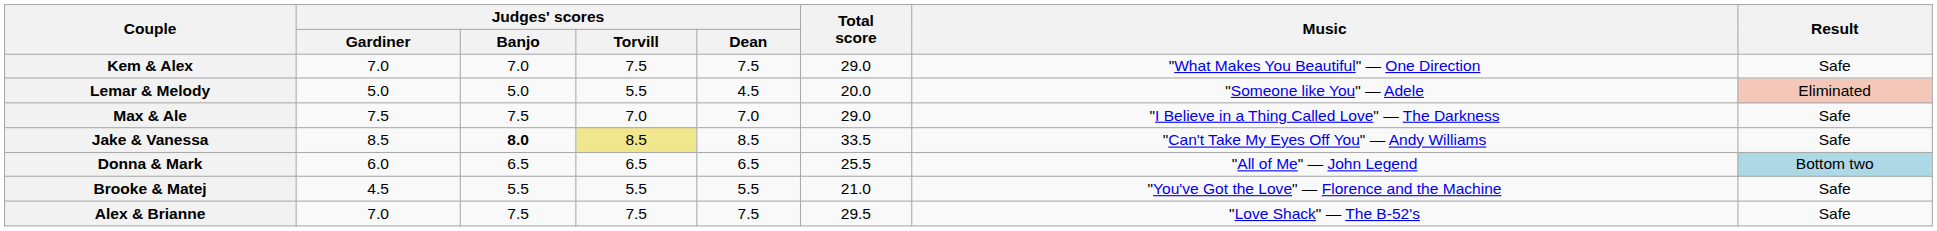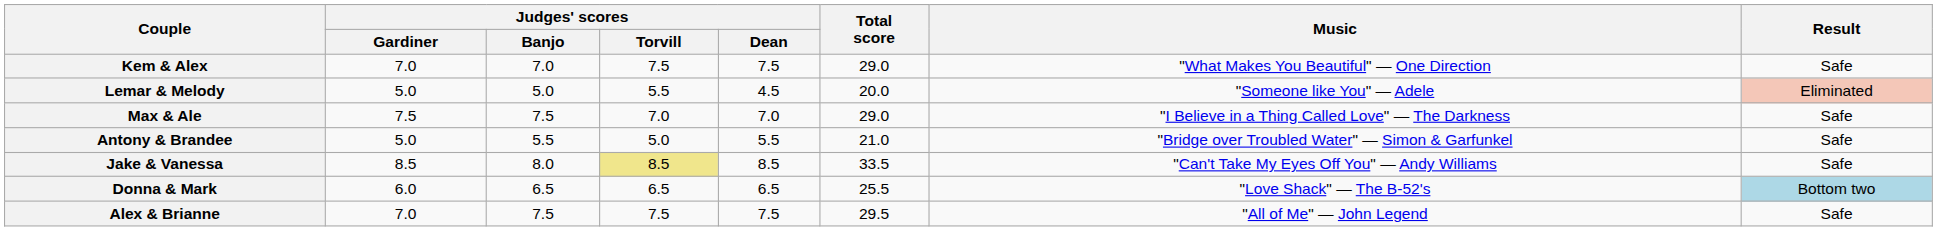+ row: (165, 140)
(518, 140) bold -> (543, 165) normal
(1325, 165) "All of Me" — John Legend -> (1335, 189) "Love Shack" — The B-52's
- row: (150, 189)
(1325, 214) "Love Shack" — The B-52's -> (1335, 214) "All of Me" — John Legend
